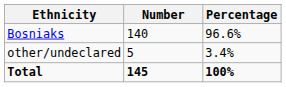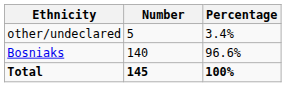rows swapped: (36, 33) <-> (64, 53)
